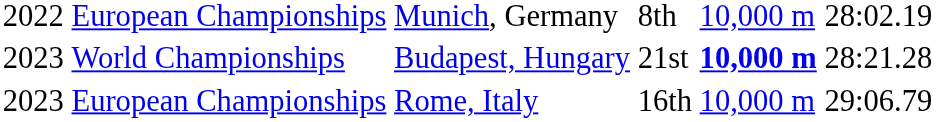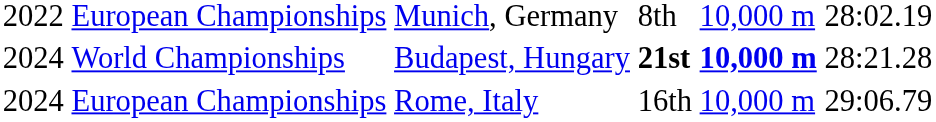(33, 58) 2023 -> (33, 58) 2024
(663, 58) normal -> (664, 58) bold
(33, 100) 2023 -> (33, 100) 2024
